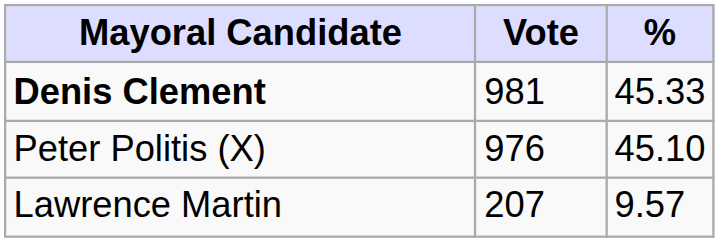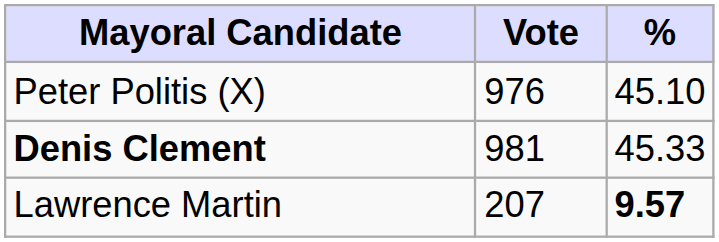rows swapped: (140, 90) <-> (140, 148)
(650, 206) normal -> (650, 206) bold
